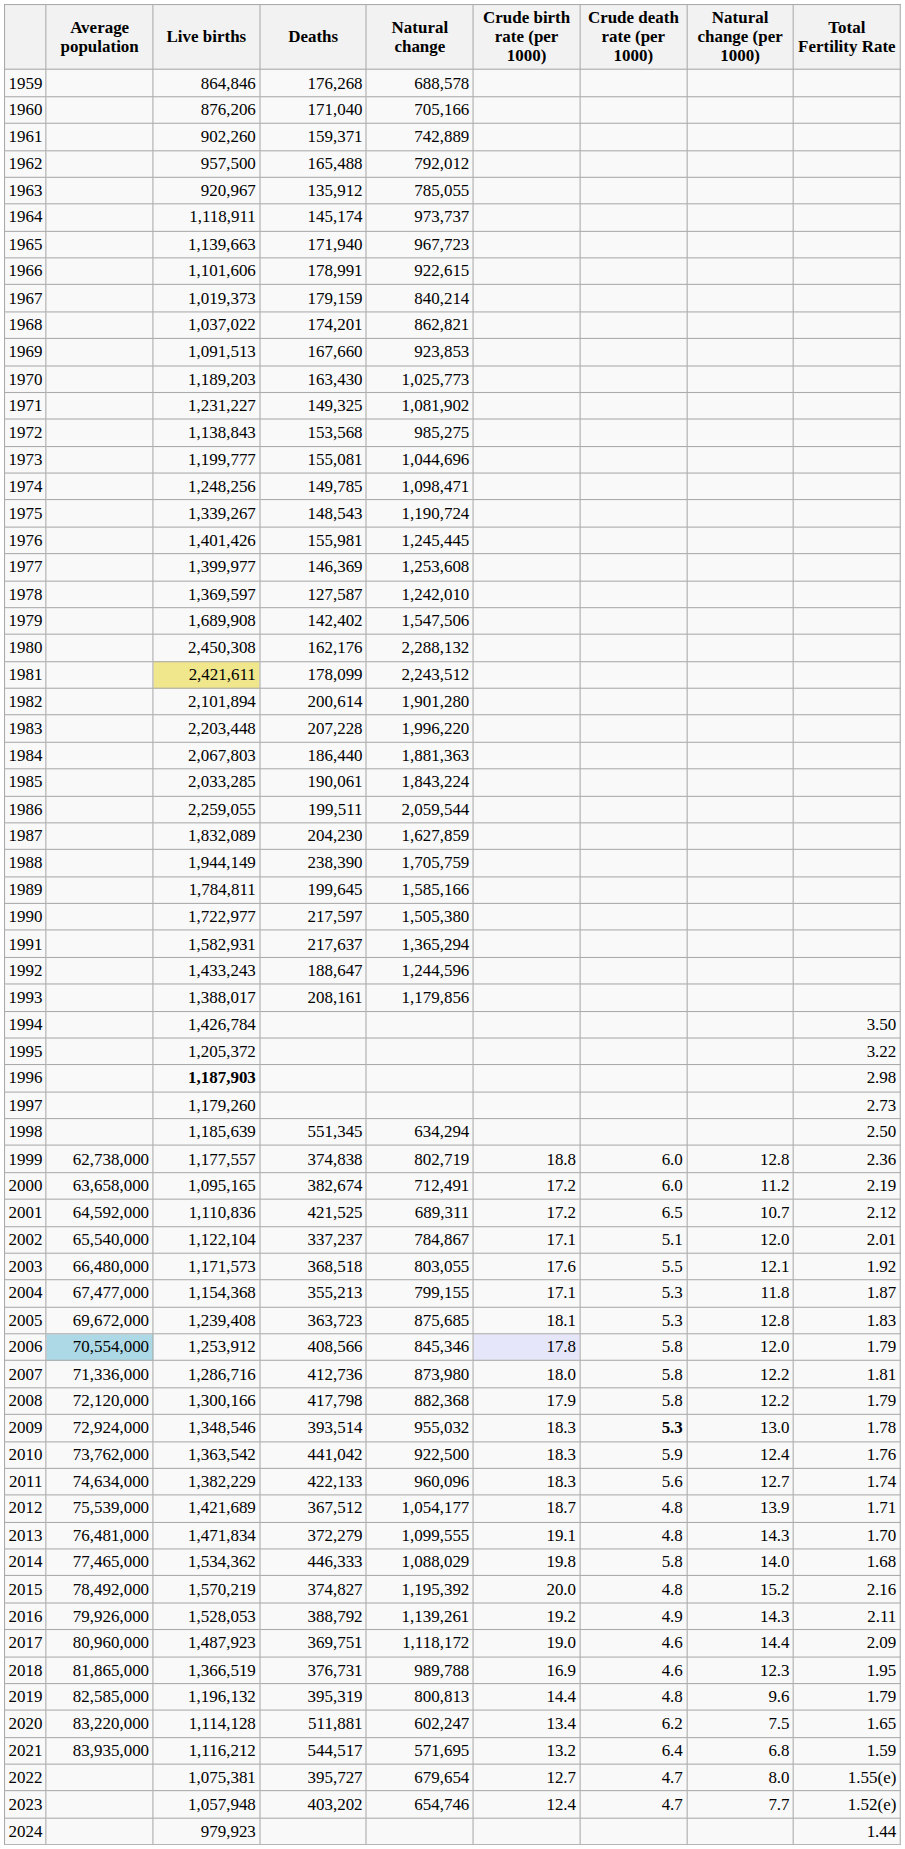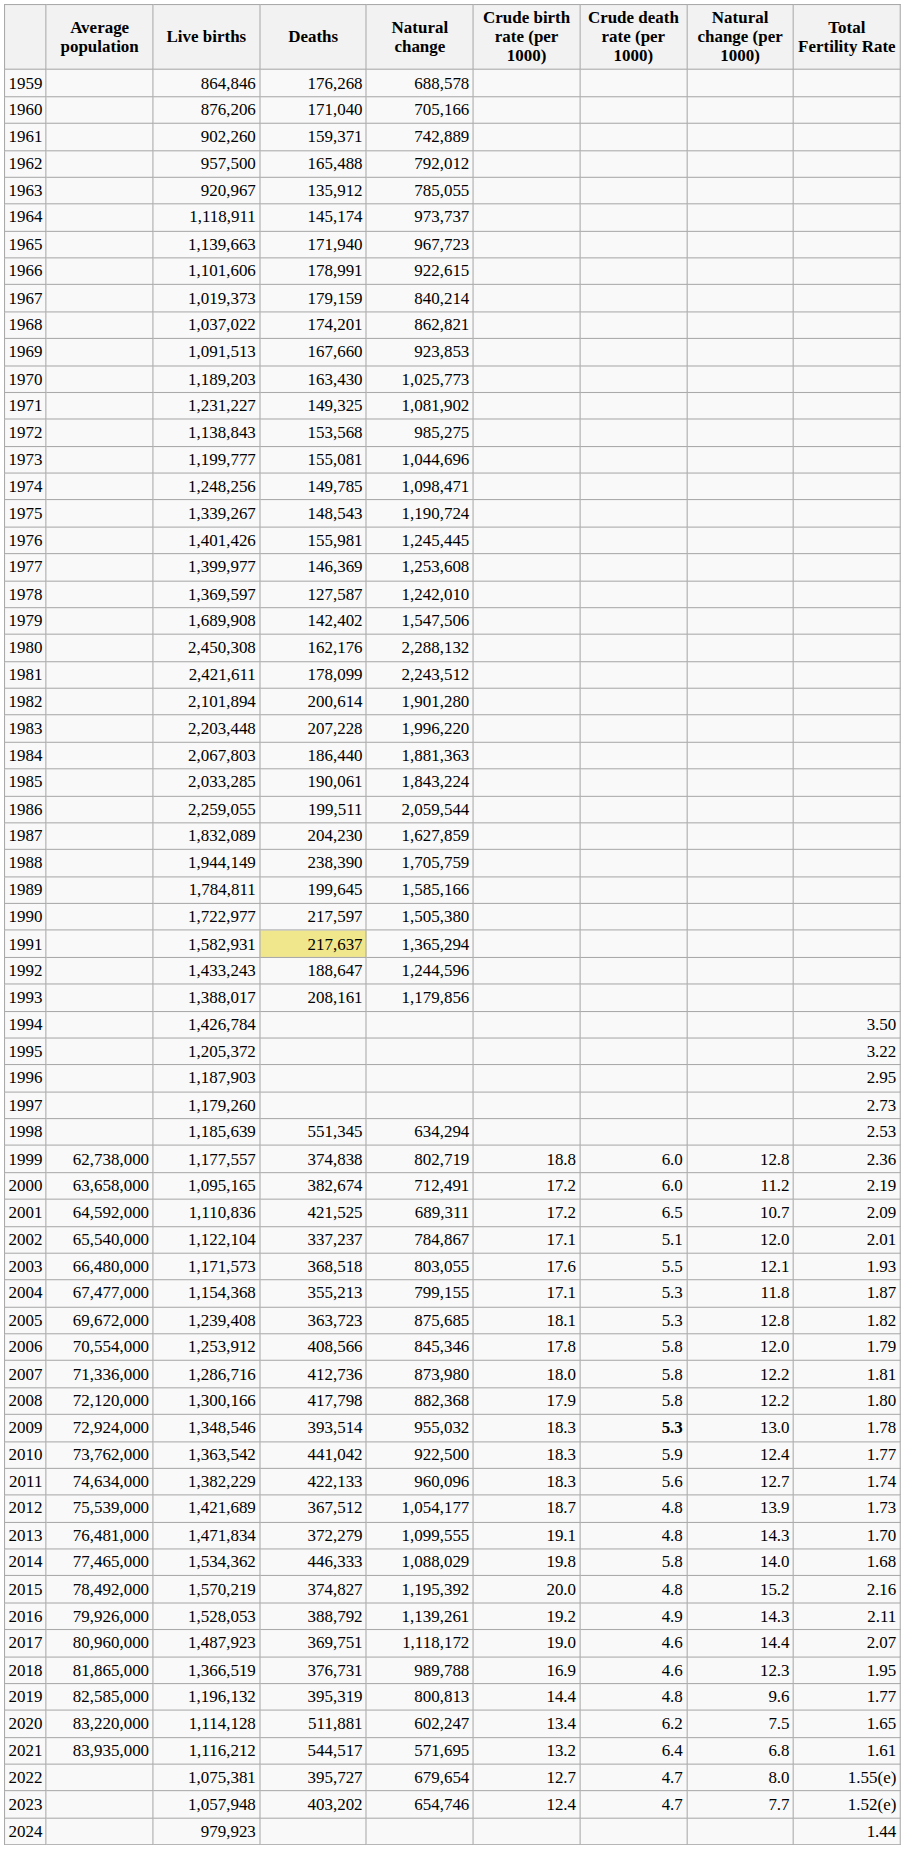(222, 674) khaki background -> (222, 674) no background
(335, 943) no background -> (335, 943) khaki background
(222, 1078) bold -> (222, 1078) normal
(881, 1078) 2.98 -> (881, 1078) 2.95
(881, 1132) 2.50 -> (881, 1132) 2.53
(881, 1212) 2.12 -> (881, 1212) 2.09
(881, 1266) 1.92 -> (881, 1266) 1.93
(881, 1320) 1.83 -> (881, 1320) 1.82
(111, 1347) lightblue background -> (111, 1347) no background
(561, 1347) lavender background -> (561, 1347) no background
(881, 1400) 1.79 -> (881, 1400) 1.80
(881, 1454) 1.76 -> (881, 1454) 1.77
(881, 1508) 1.71 -> (881, 1508) 1.73
(881, 1643) 2.09 -> (881, 1643) 2.07
(881, 1696) 1.79 -> (881, 1696) 1.77
(881, 1750) 1.59 -> (881, 1750) 1.61
